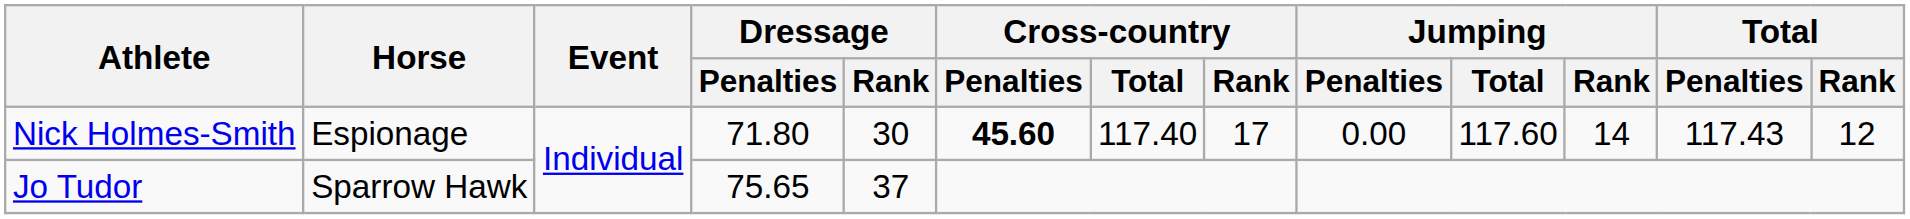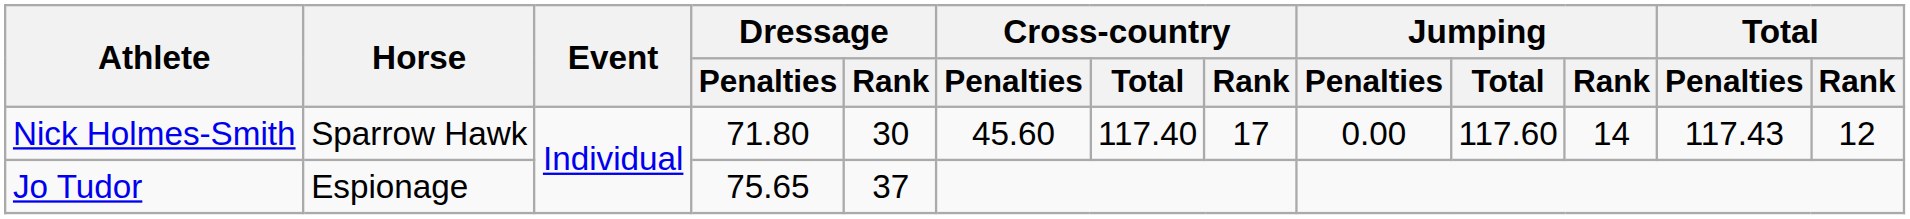(390, 134) Espionage -> (419, 134) Sparrow Hawk
(1013, 134) bold -> (1013, 134) normal
(419, 187) Sparrow Hawk -> (390, 187) Espionage
